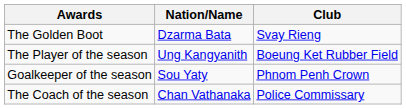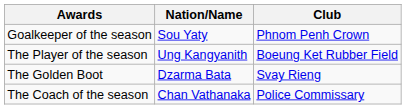rows swapped: (55, 35) <-> (80, 75)
